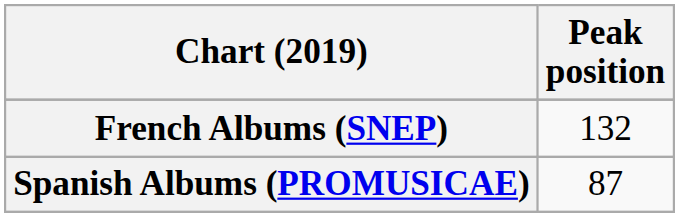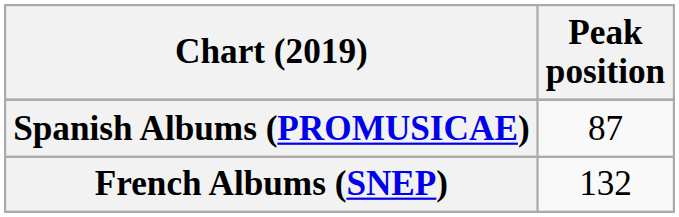rows swapped: (271, 127) <-> (271, 183)
